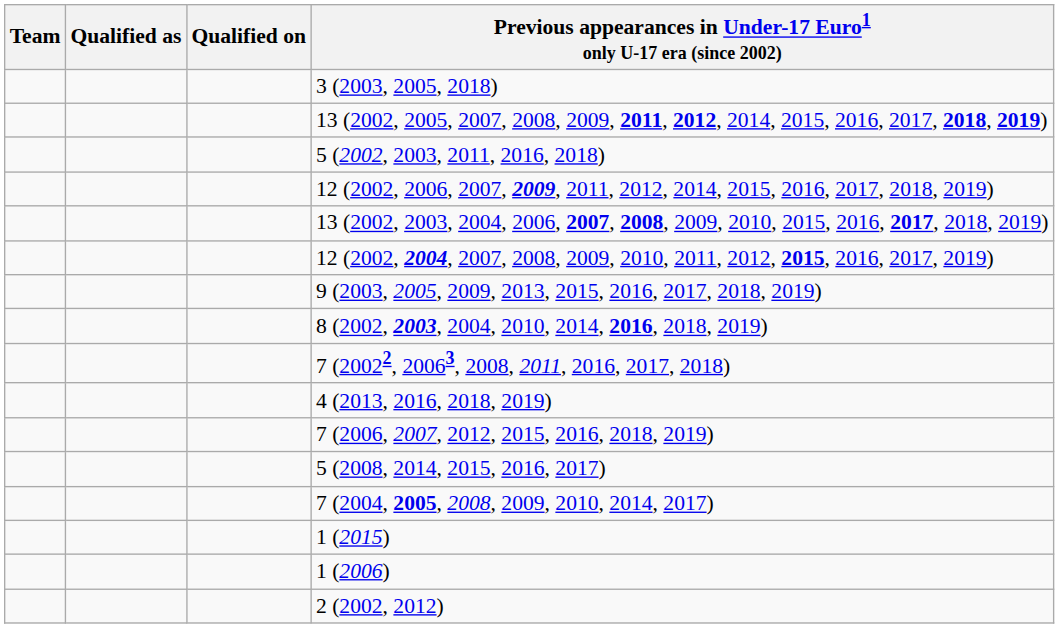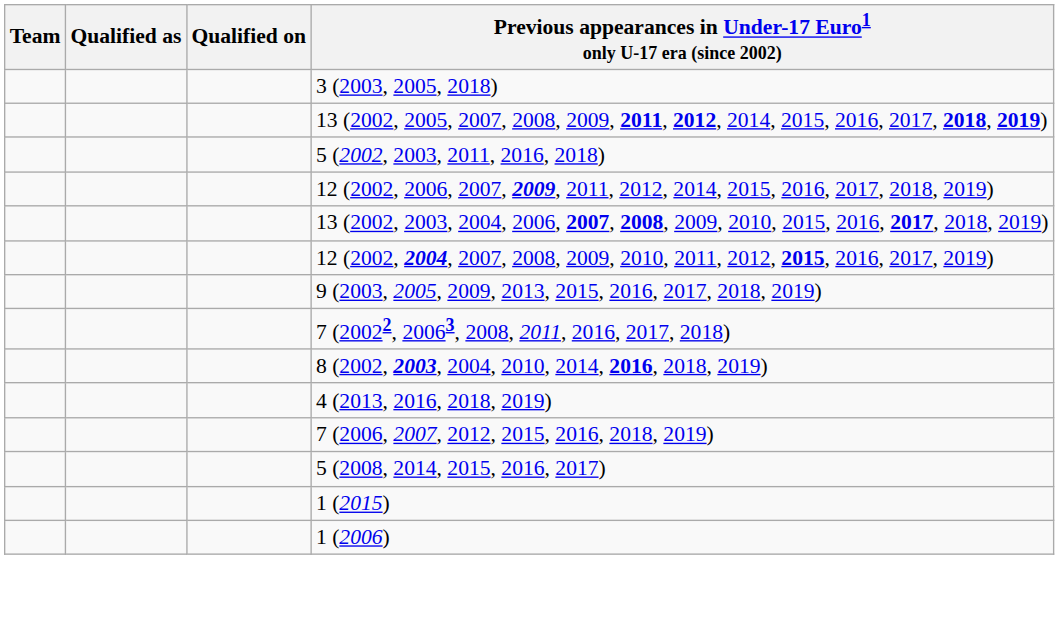rows swapped: (523, 362) <-> (542, 325)
- row: (515, 502)
- row: (380, 605)
